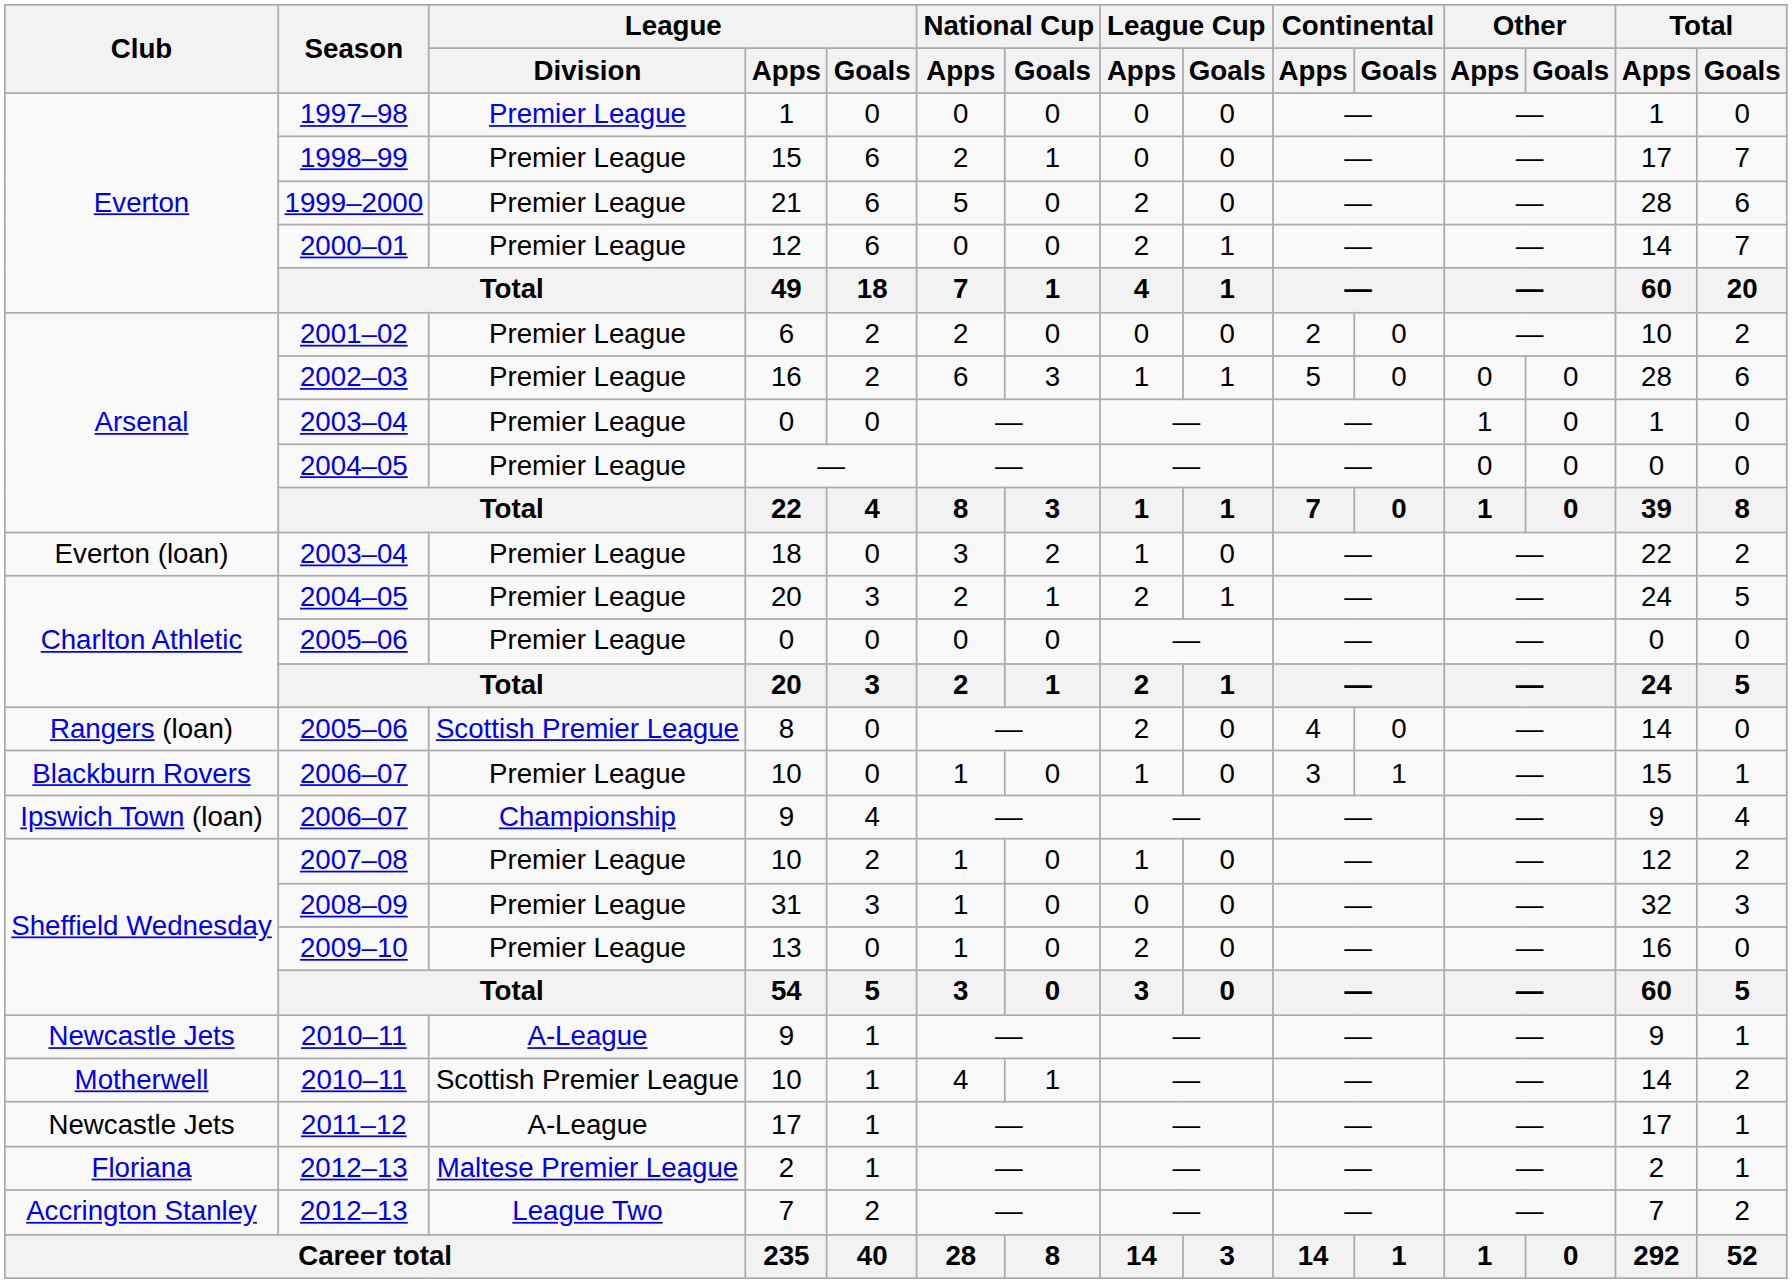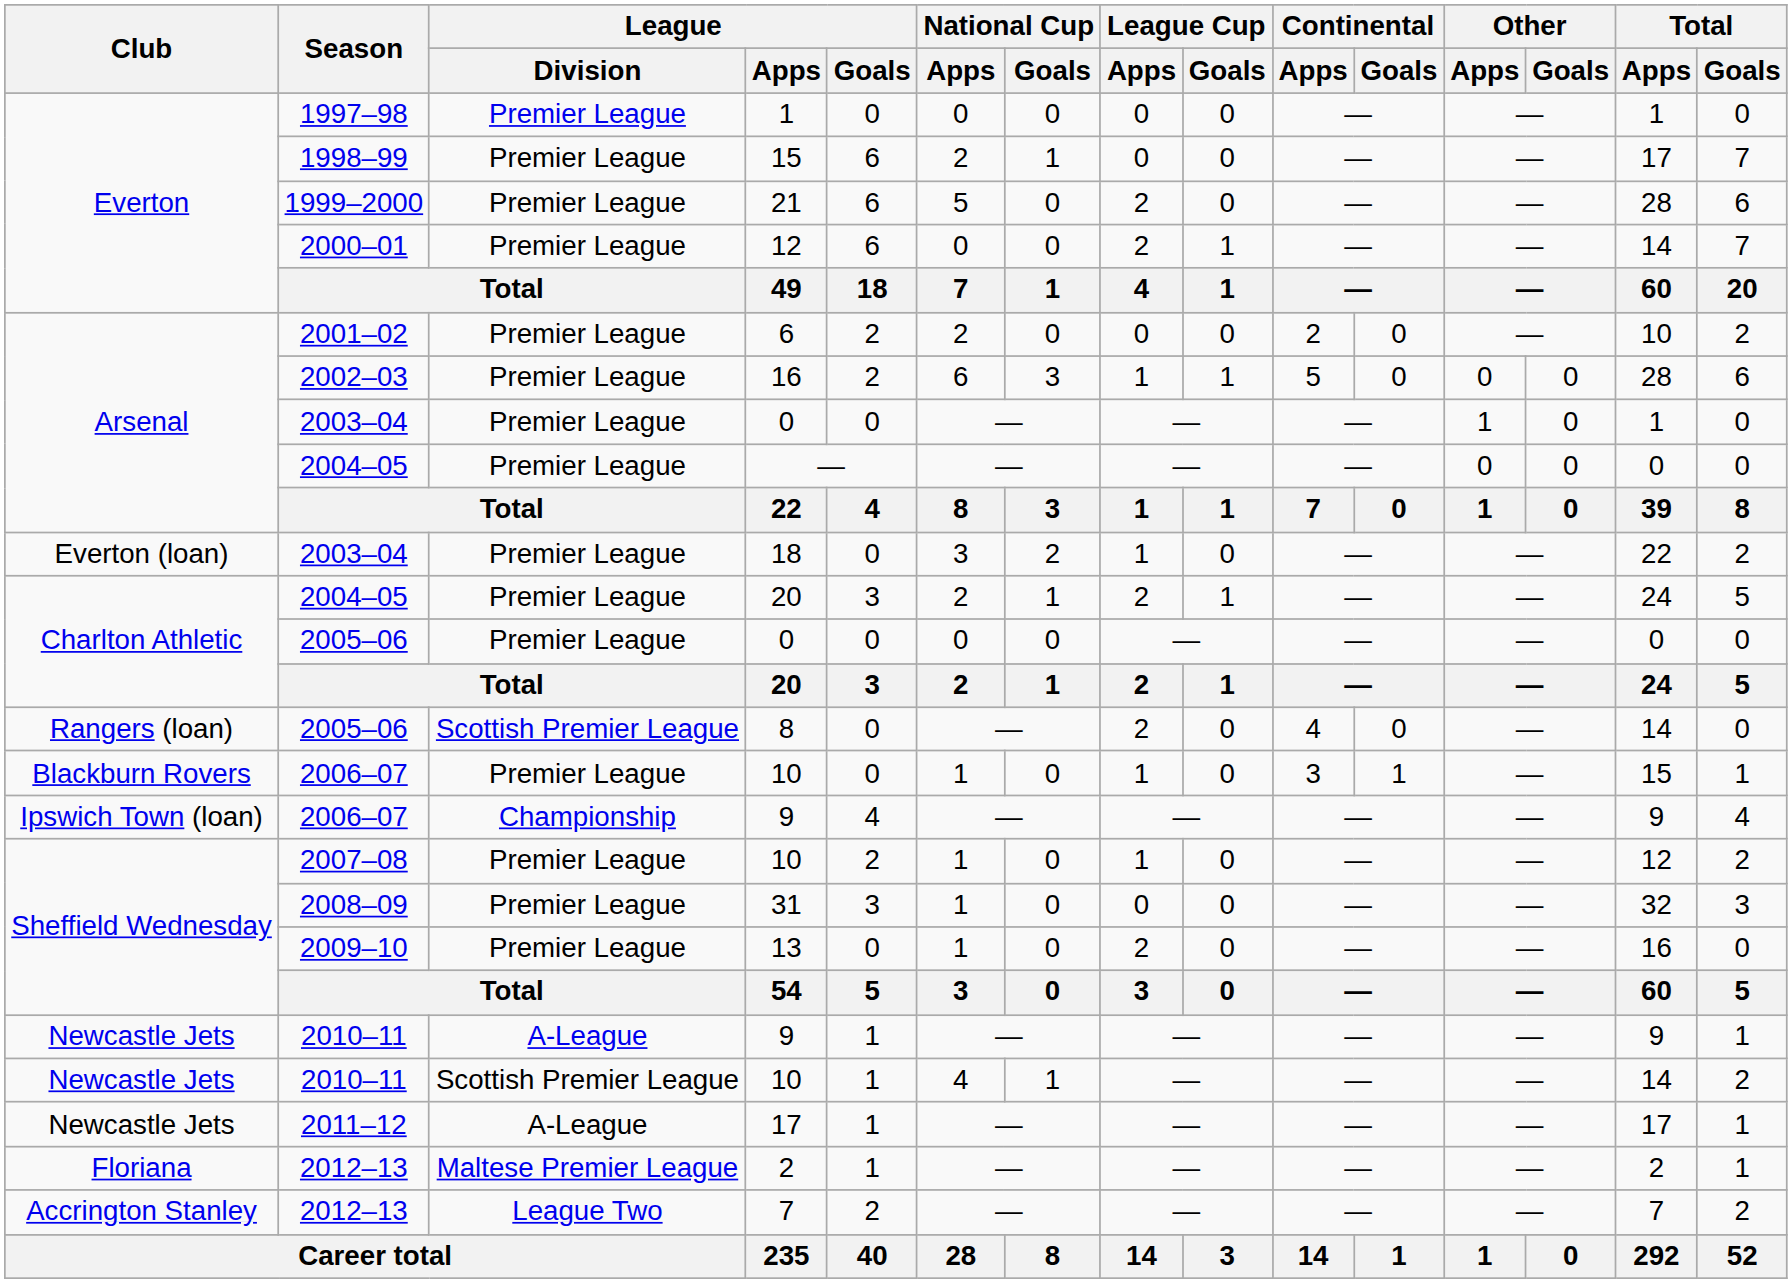(142, 1080) Motherwell -> (142, 1080) Newcastle Jets
